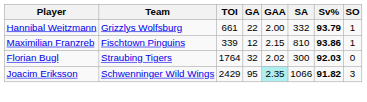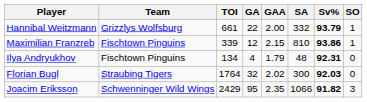+ row: (41, 58)
(275, 74) paleturquoise background -> (275, 89) no background
